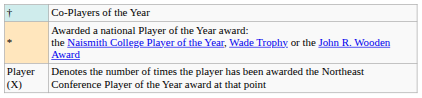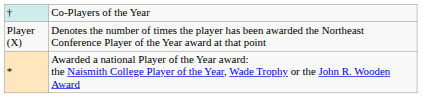rows swapped: (10, 42) <-> (21, 78)
